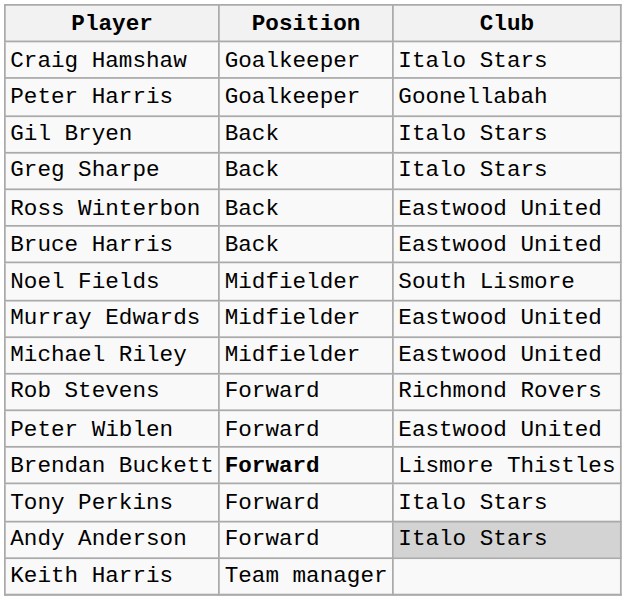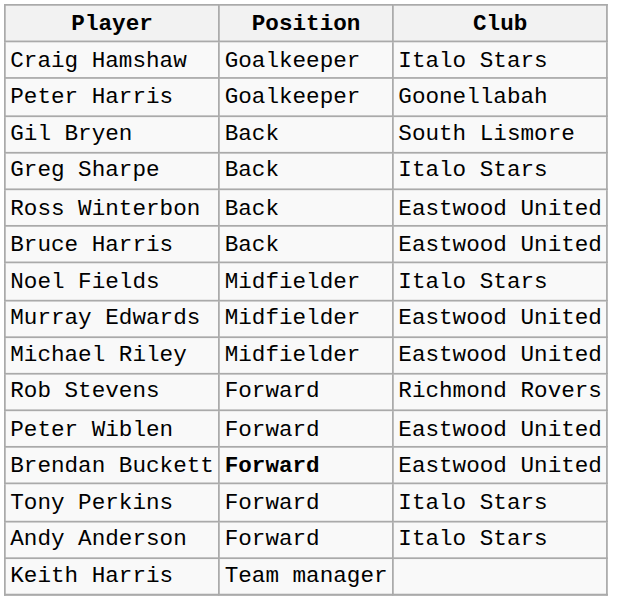(473, 134) Italo Stars -> (487, 134) South Lismore
(487, 281) South Lismore -> (473, 281) Italo Stars
(507, 466) Lismore Thistles -> (500, 466) Eastwood United
(473, 539) lightgrey background -> (473, 539) no background
